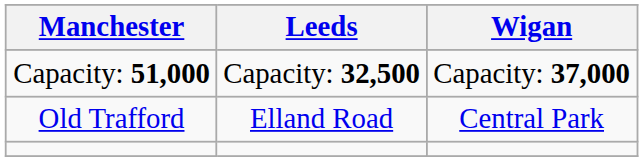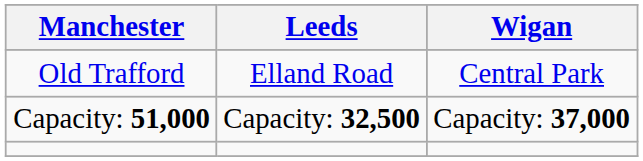rows swapped: (112, 118) <-> (112, 73)
